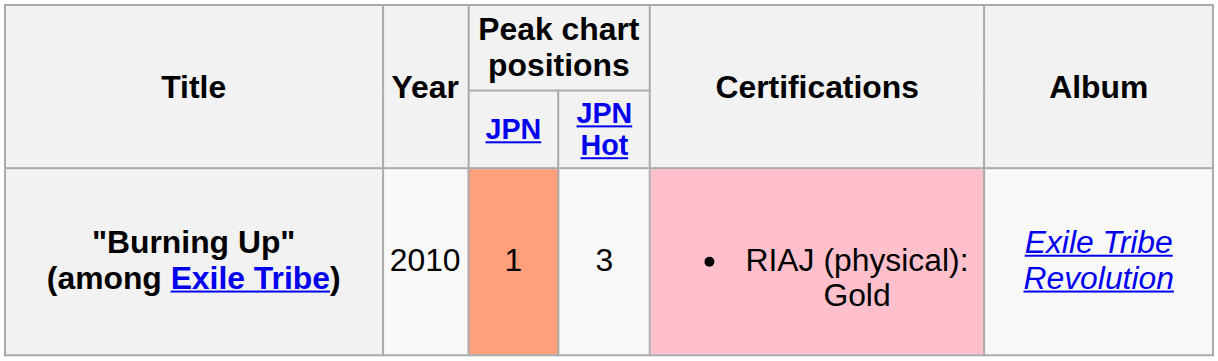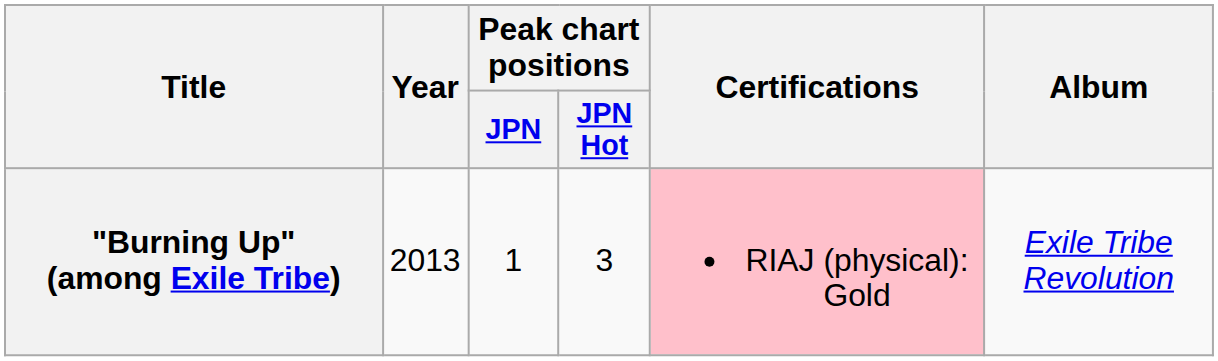(425, 260) 2010 -> (425, 260) 2013
(513, 260) lightsalmon background -> (513, 260) no background
